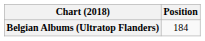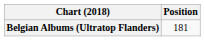(181, 28) 184 -> (181, 28) 181
